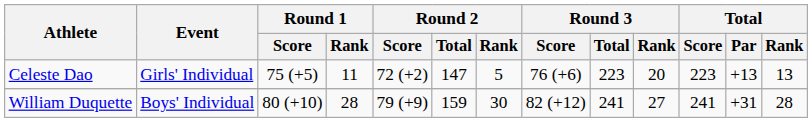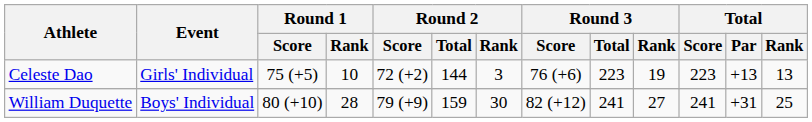(349, 74) 11 -> (349, 74) 10
(454, 74) 147 -> (454, 74) 144
(499, 74) 5 -> (499, 74) 3
(657, 74) 20 -> (657, 74) 19
(784, 103) 28 -> (784, 103) 25
